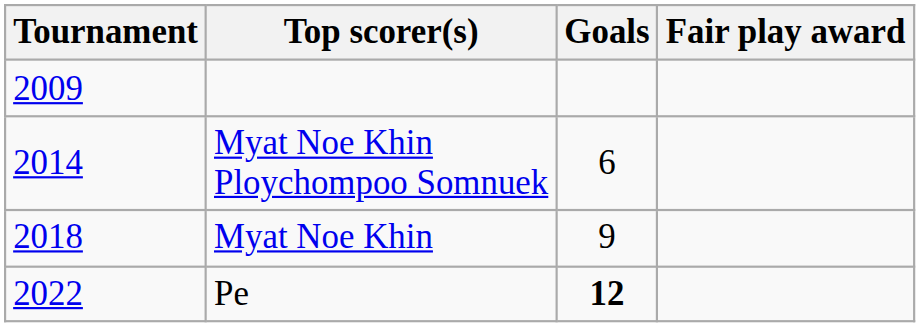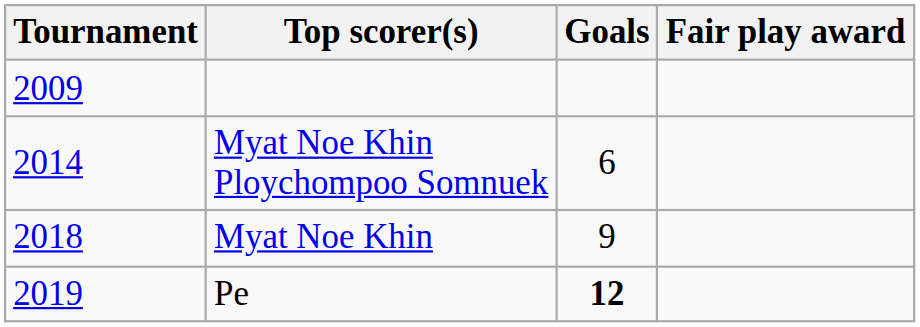(48, 292) 2022 -> (48, 292) 2019
